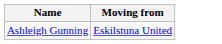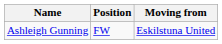+ column: (112, 13)
